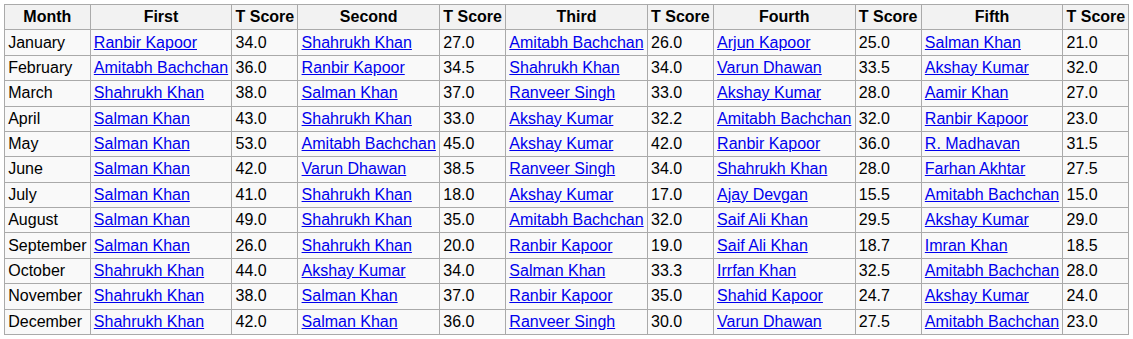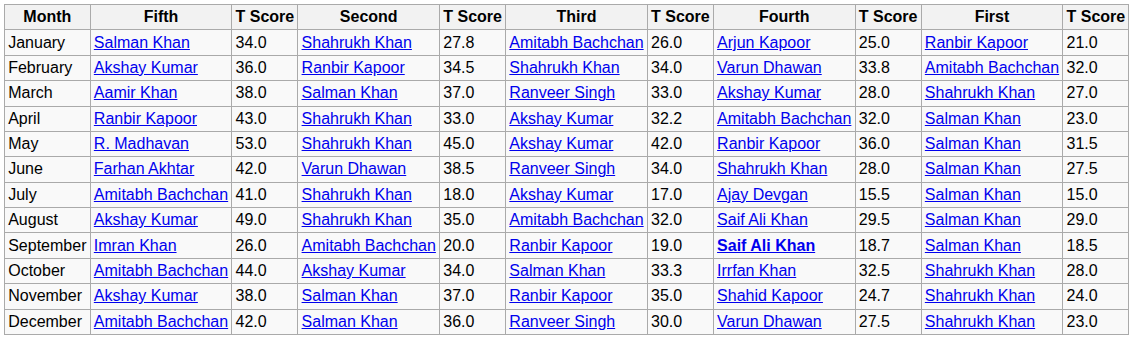columns swapped: (161, 17) <-> (992, 17)
(459, 42) 27.0 -> (459, 42) 27.8
(874, 67) 33.5 -> (874, 67) 33.8
(369, 144) Amitabh Bachchan -> (357, 144) Shahrukh Khan
(357, 245) Shahrukh Khan -> (369, 245) Amitabh Bachchan
(762, 245) normal -> (766, 245) bold
